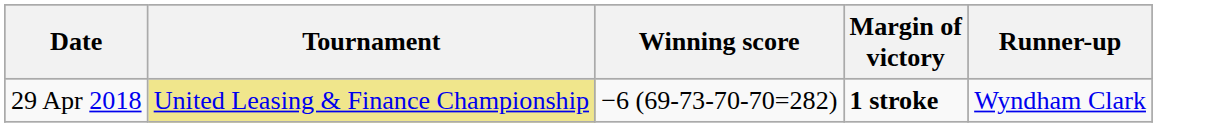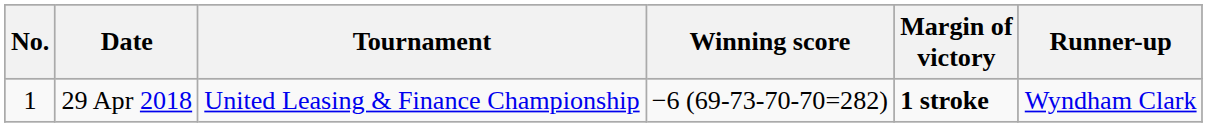+ column: (30, 41)
(371, 100) khaki background -> (422, 100) no background
